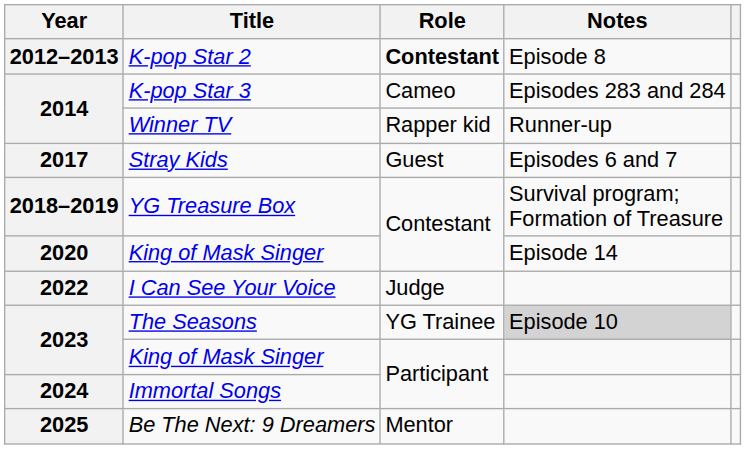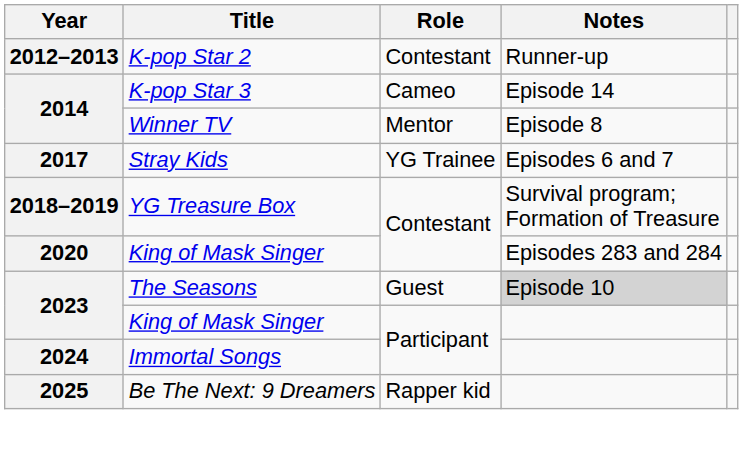(442, 56) bold -> (438, 56) normal
(557, 56) Episode 8 -> (557, 56) Runner-up
(617, 90) Episodes 283 and 284 -> (560, 90) Episode 14
(438, 125) Rapper kid -> (419, 125) Mentor
(560, 125) Runner-up -> (554, 125) Episode 8
(414, 159) Guest -> (440, 159) YG Trainee
(564, 253) Episode 14 -> (614, 253) Episodes 283 and 284
- row: (64, 287)
(440, 322) YG Trainee -> (414, 287) Guest
(419, 425) Mentor -> (438, 391) Rapper kid
